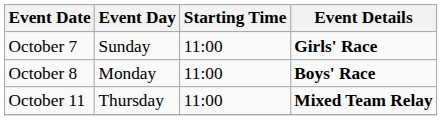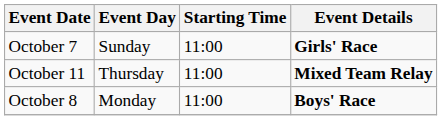rows swapped: (43, 73) <-> (47, 100)
